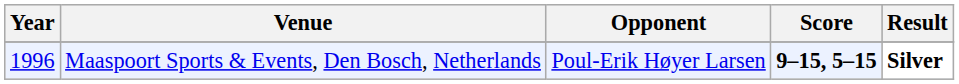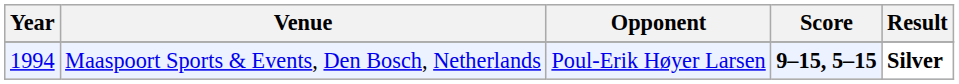(32, 60) 1996 -> (32, 60) 1994
